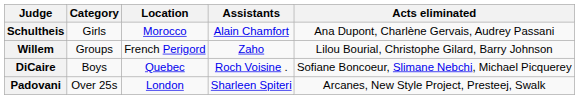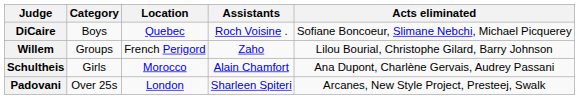rows swapped: (36, 67) <-> (36, 31)
